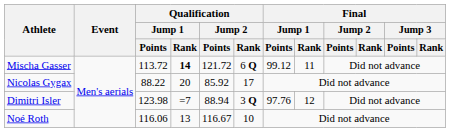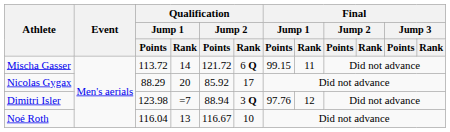(185, 65) bold -> (185, 65) normal
(279, 65) 99.12 -> (279, 65) 99.15
(153, 83) 88.22 -> (153, 83) 88.29
(153, 118) 116.06 -> (153, 118) 116.04
